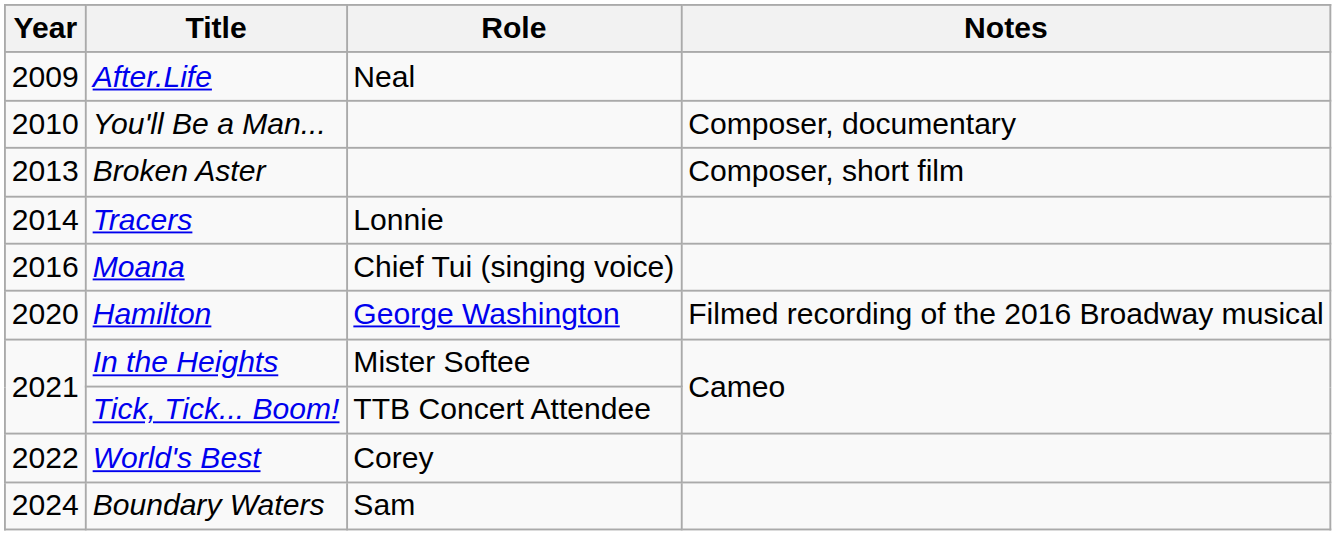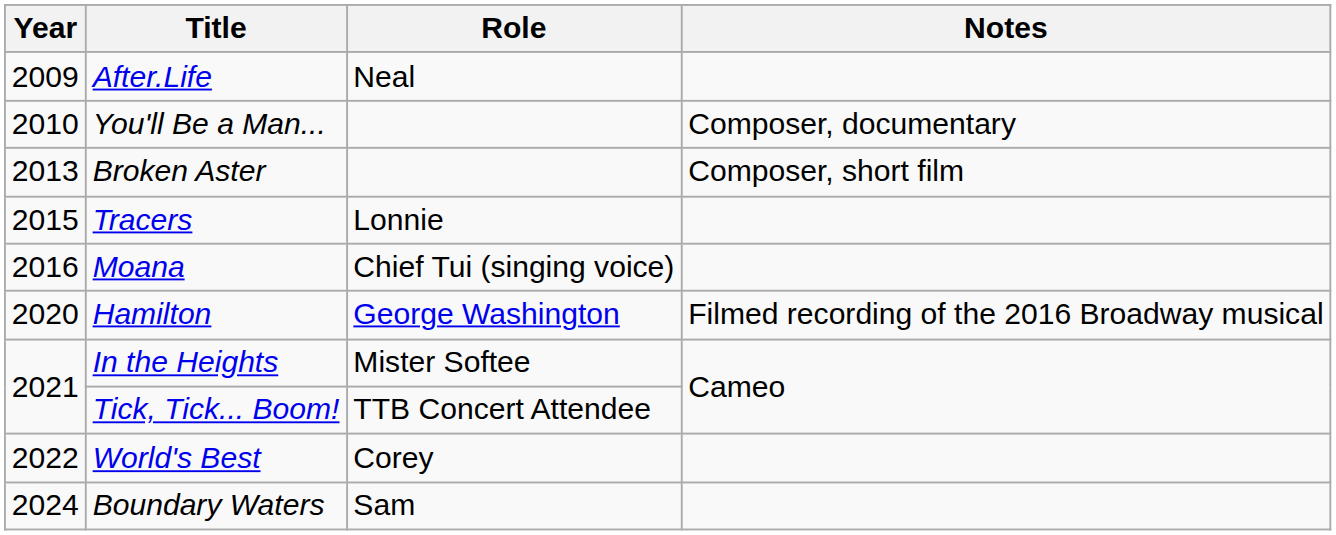(45, 219) 2014 -> (45, 219) 2015
